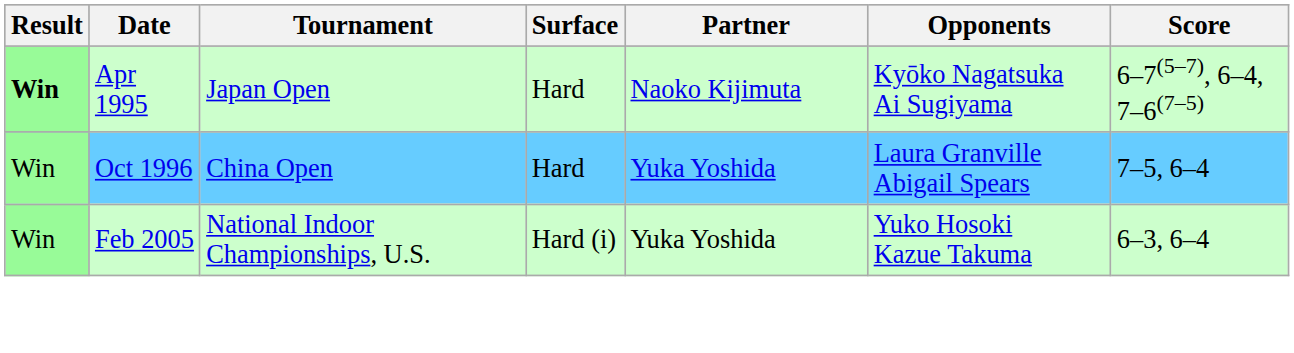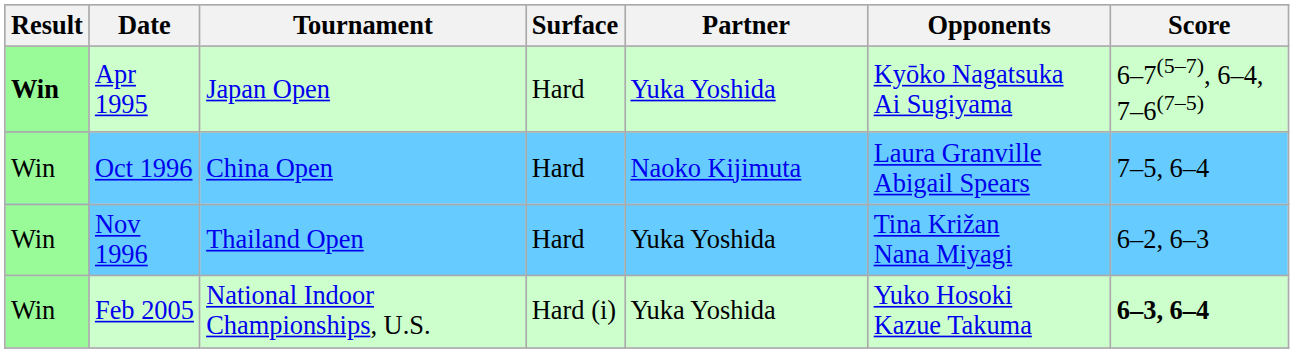(716, 89) Naoko Kijimuta -> (703, 89) Yuka Yoshida
(703, 168) Yuka Yoshida -> (716, 168) Naoko Kijimuta
+ row: (121, 239)
(1163, 239) normal -> (1163, 311) bold
